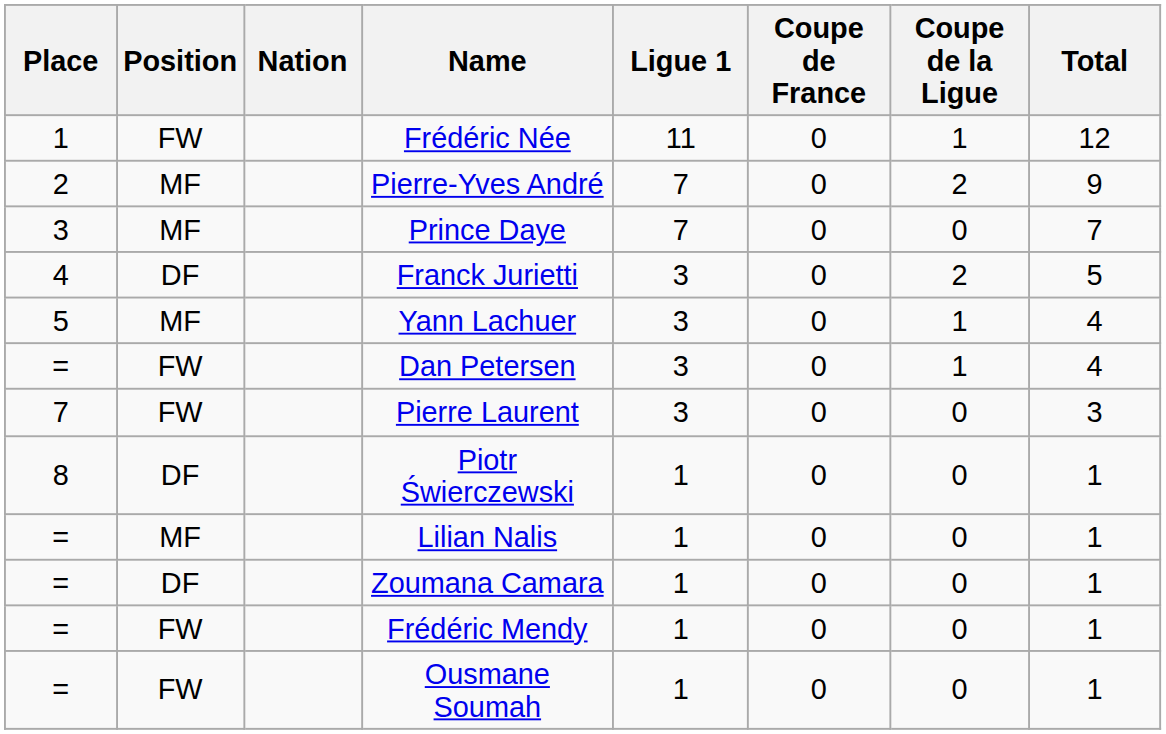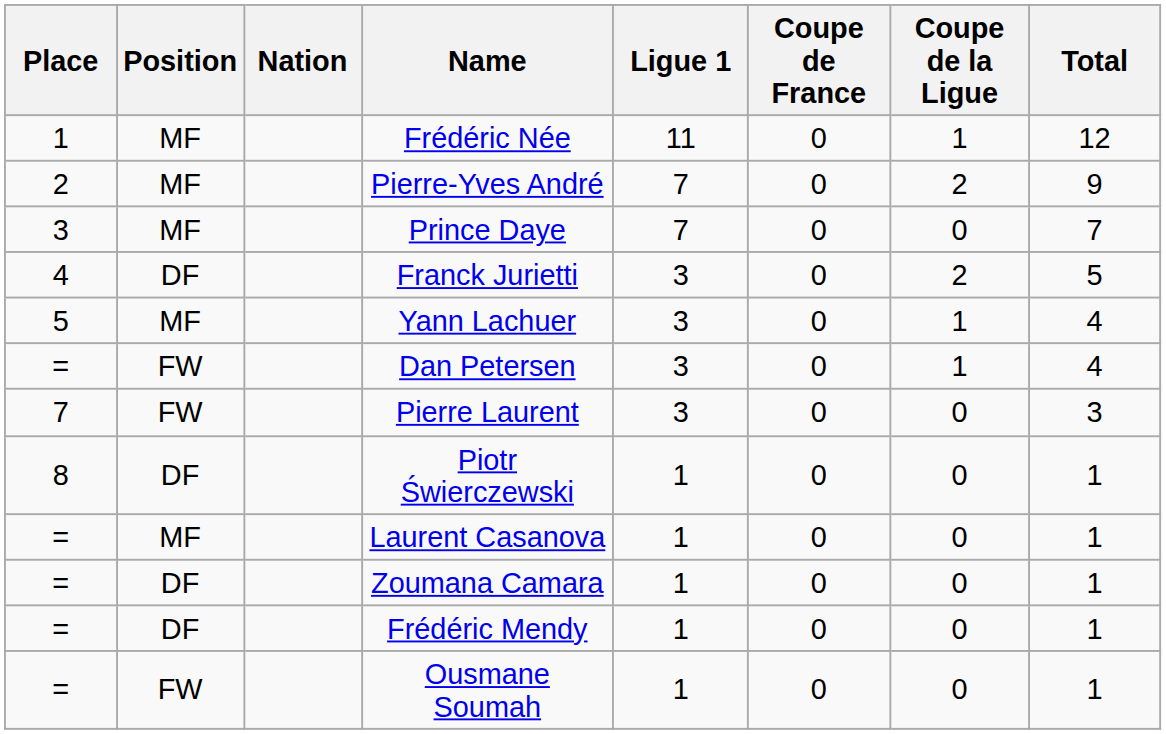(180, 138) FW -> (180, 138) MF
- row: (487, 536)
+ row: (487, 536)
(180, 628) FW -> (180, 628) DF
